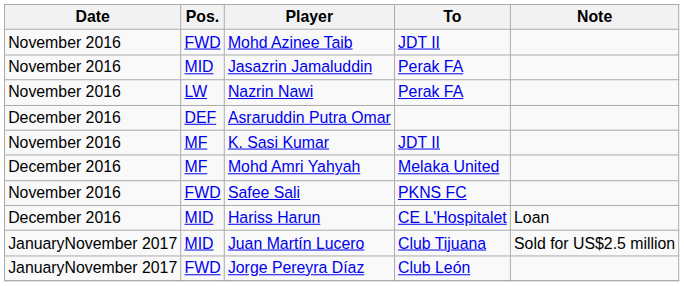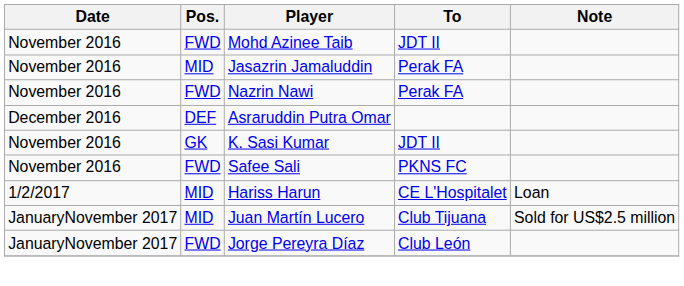(196, 92) LW -> (203, 92) FWD
(196, 142) MF -> (196, 142) GK
- row: (294, 167)
(64, 218) December 2016 -> (39, 192) 1/2/2017
